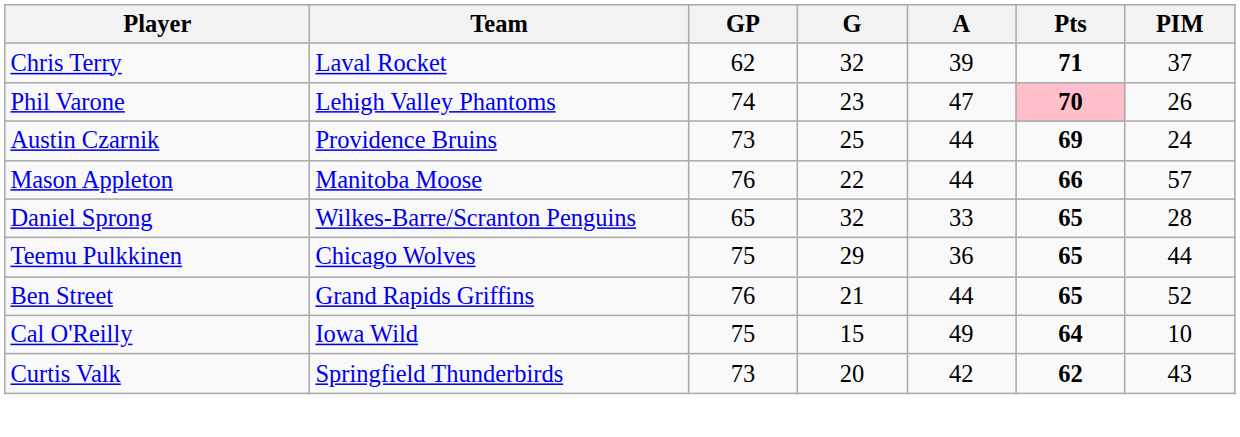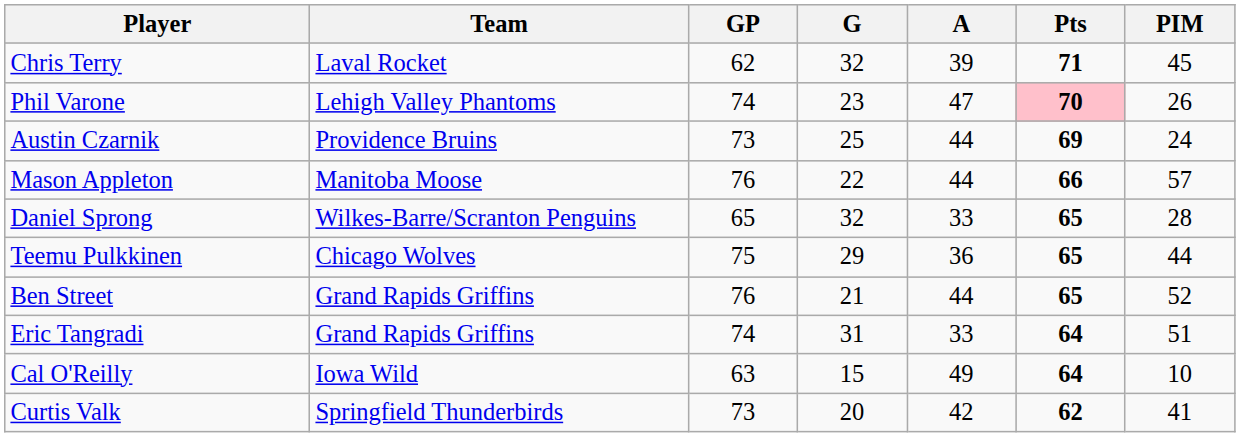(1180, 62) 37 -> (1180, 62) 45
+ row: (77, 334)
(743, 334) 75 -> (743, 373) 63
(1180, 373) 43 -> (1180, 412) 41
